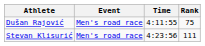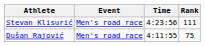rows swapped: (35, 23) <-> (39, 35)
